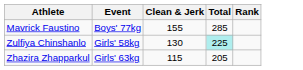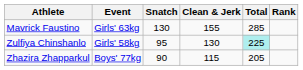+ column: (162, 12)
(118, 28) Boys' 77kg -> (117, 28) Girls' 63kg
(117, 58) Girls' 63kg -> (118, 58) Boys' 77kg
